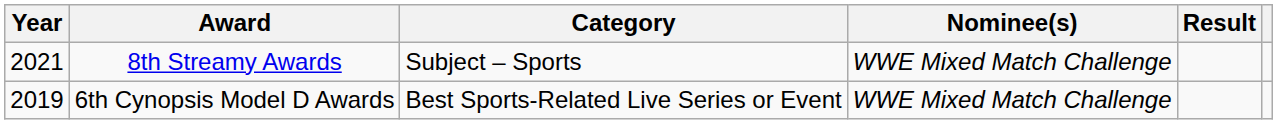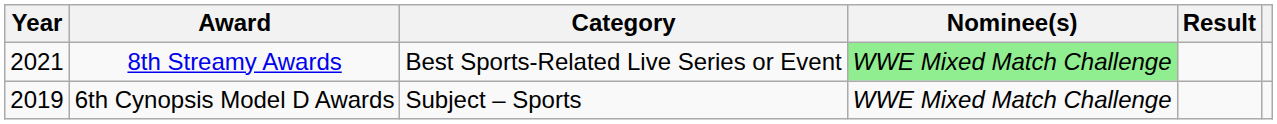(494, 61) Subject – Sports -> (624, 61) Best Sports-Related Live Series or Event
(1012, 61) no background -> (1012, 61) lightgreen background
(624, 99) Best Sports-Related Live Series or Event -> (494, 99) Subject – Sports
